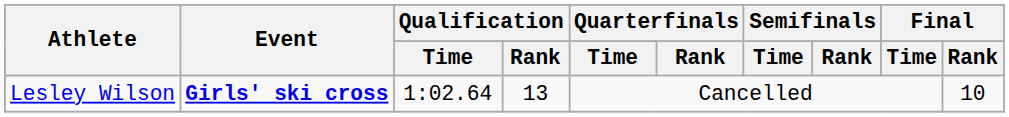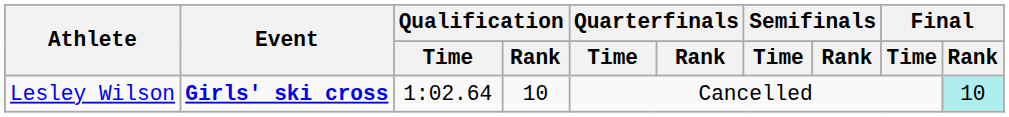(535, 94) 13 -> (535, 94) 10
(973, 94) no background -> (973, 94) paleturquoise background
